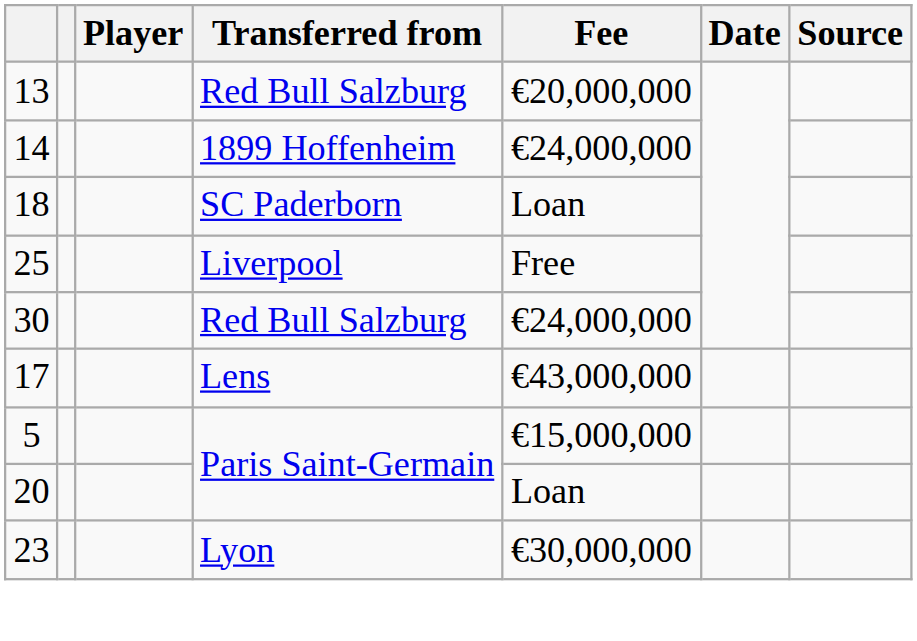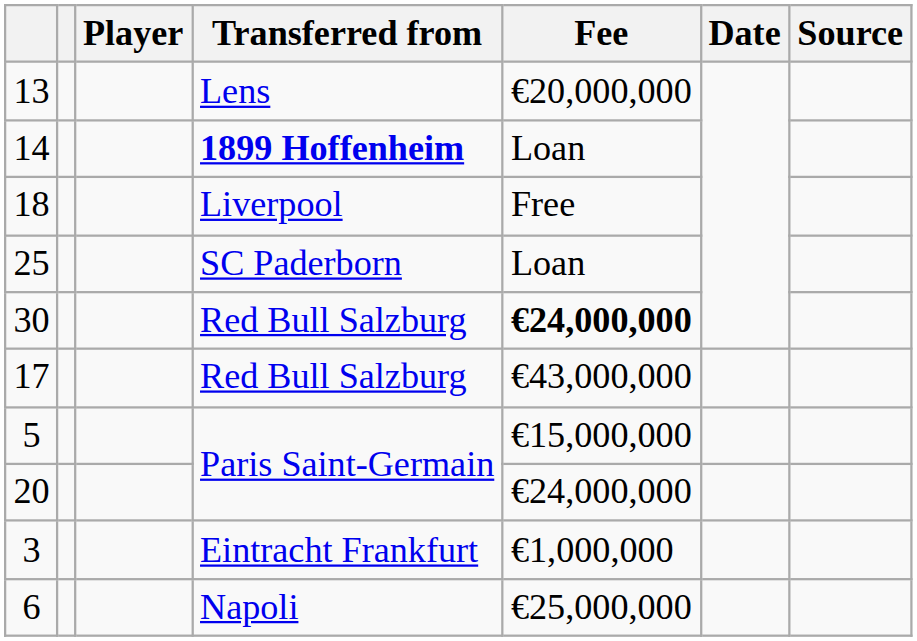(333, 90) Red Bull Salzburg -> (235, 90) Lens
(328, 147) normal -> (332, 147) bold
(601, 147) €24,000,000 -> (548, 147) Loan
(301, 205) SC Paderborn -> (271, 205) Liverpool
(548, 205) Loan -> (543, 205) Free
(271, 262) Liverpool -> (301, 262) SC Paderborn
(543, 262) Free -> (548, 262) Loan
(601, 319) normal -> (601, 319) bold
(235, 377) Lens -> (333, 377) Red Bull Salzburg
(548, 491) Loan -> (601, 491) €24,000,000
- row: (32, 549)
+ row: (32, 549)
+ row: (32, 606)
